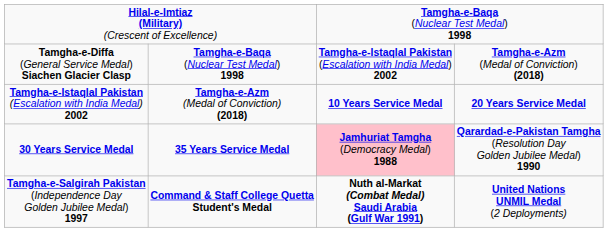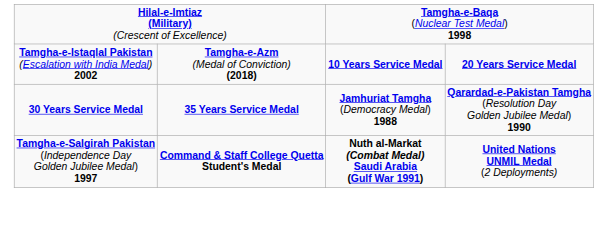- row: (76, 64)
(385, 149) pink background -> (385, 110) no background
